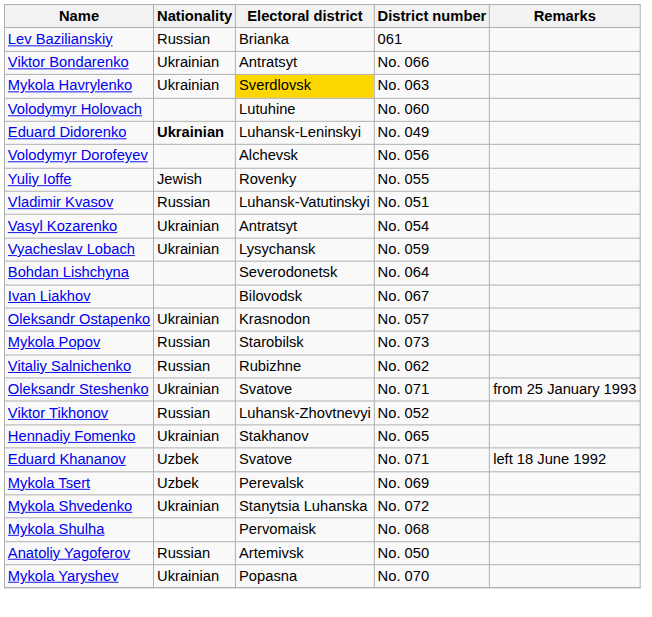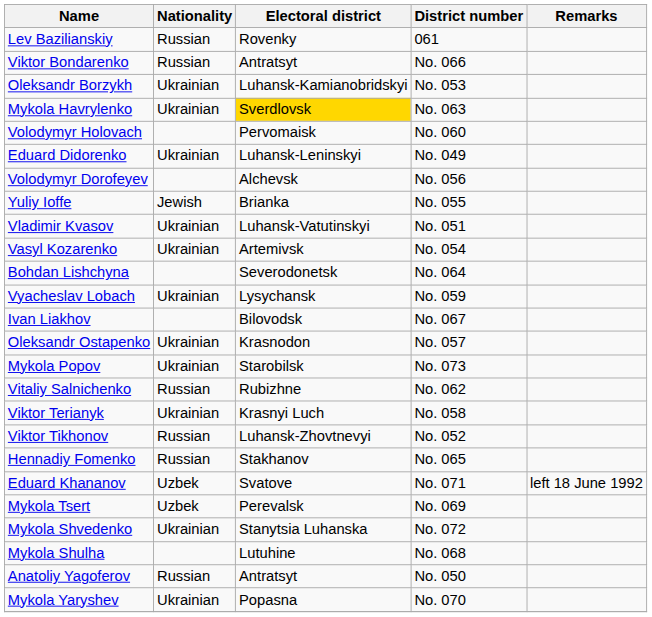(264, 39) Brianka -> (268, 39) Rovenky
(188, 62) Ukrainian -> (184, 62) Russian
+ row: (70, 86)
(267, 109) Lutuhine -> (277, 132) Pervomaisk
(191, 132) bold -> (188, 156) normal
(268, 179) Rovenky -> (264, 202) Brianka
(184, 202) Russian -> (188, 226) Ukrainian
(268, 226) Antratsyt -> (271, 249) Artemivsk
rows swapped: (68, 272) <-> (71, 249)
(184, 343) Russian -> (188, 366) Ukrainian
- row: (78, 389)
+ row: (56, 413)
(188, 436) Ukrainian -> (184, 459) Russian
(277, 529) Pervomaisk -> (267, 553) Lutuhine
(271, 553) Artemivsk -> (268, 576) Antratsyt
